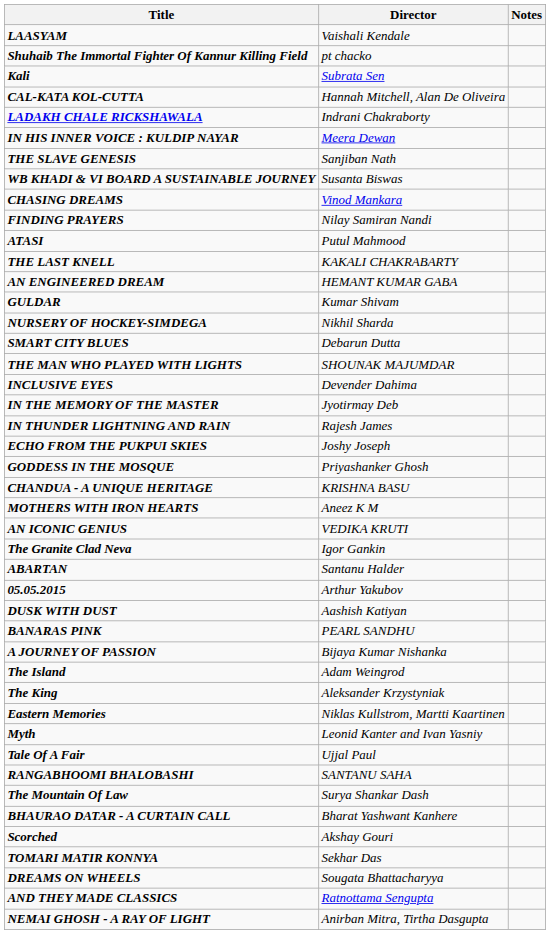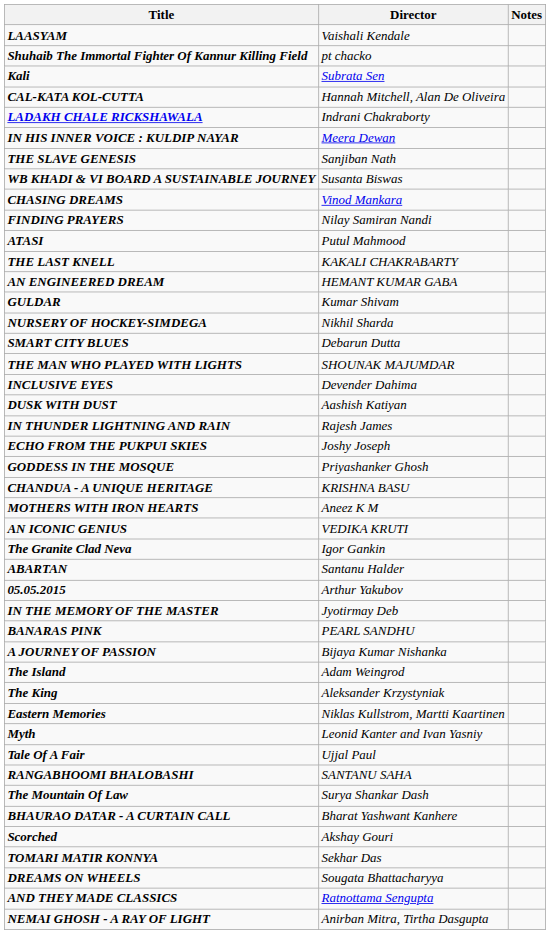rows swapped: (62, 610) <-> (113, 405)
